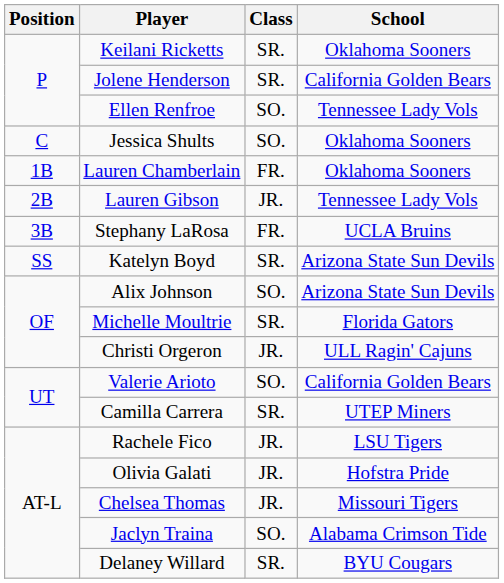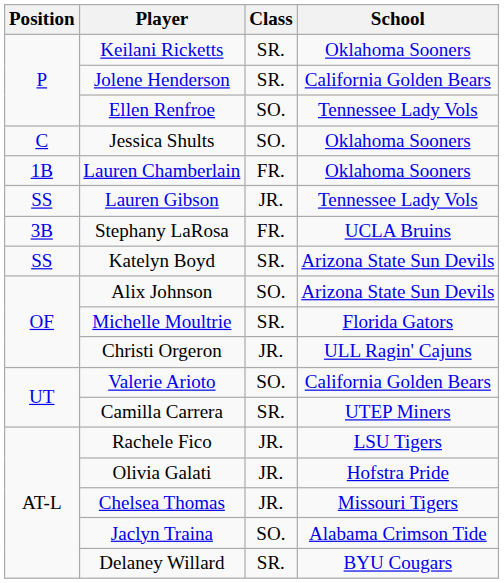(42, 200) 2B -> (42, 200) SS
